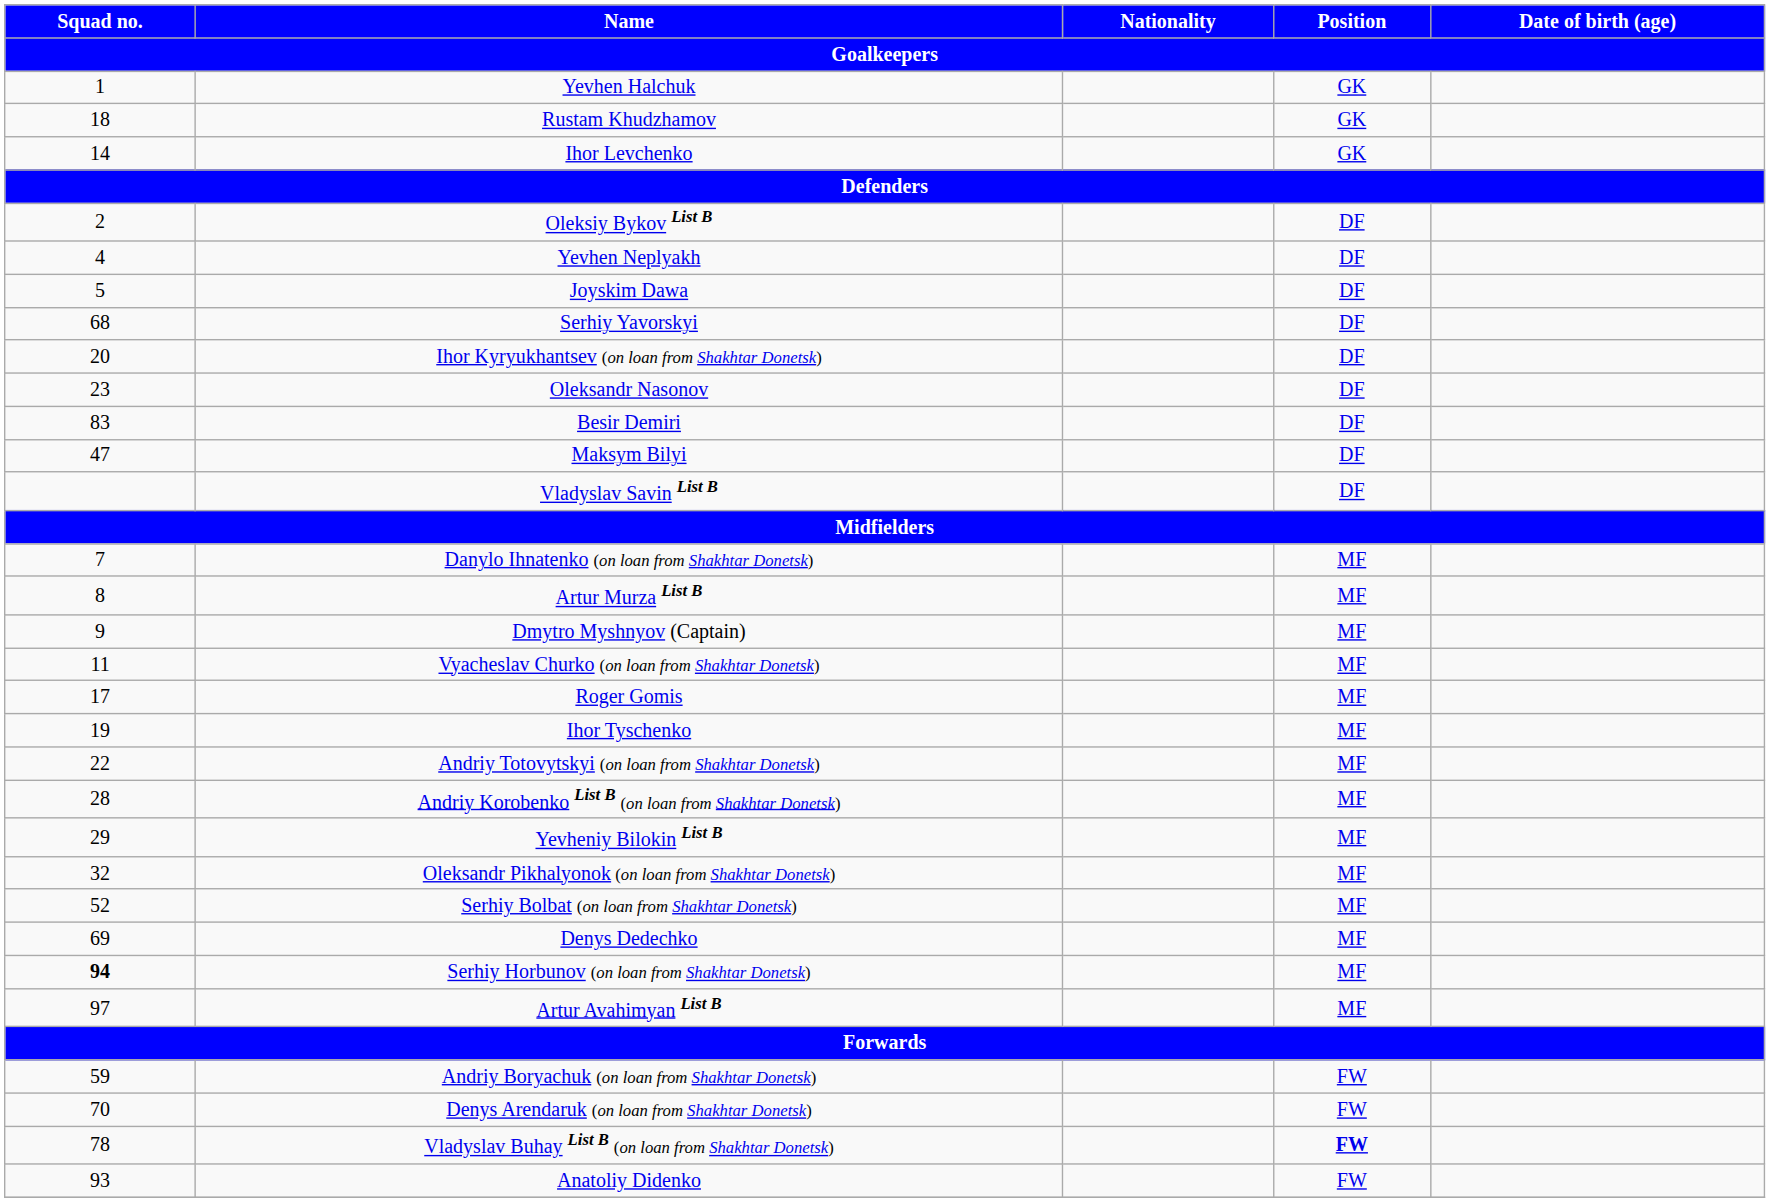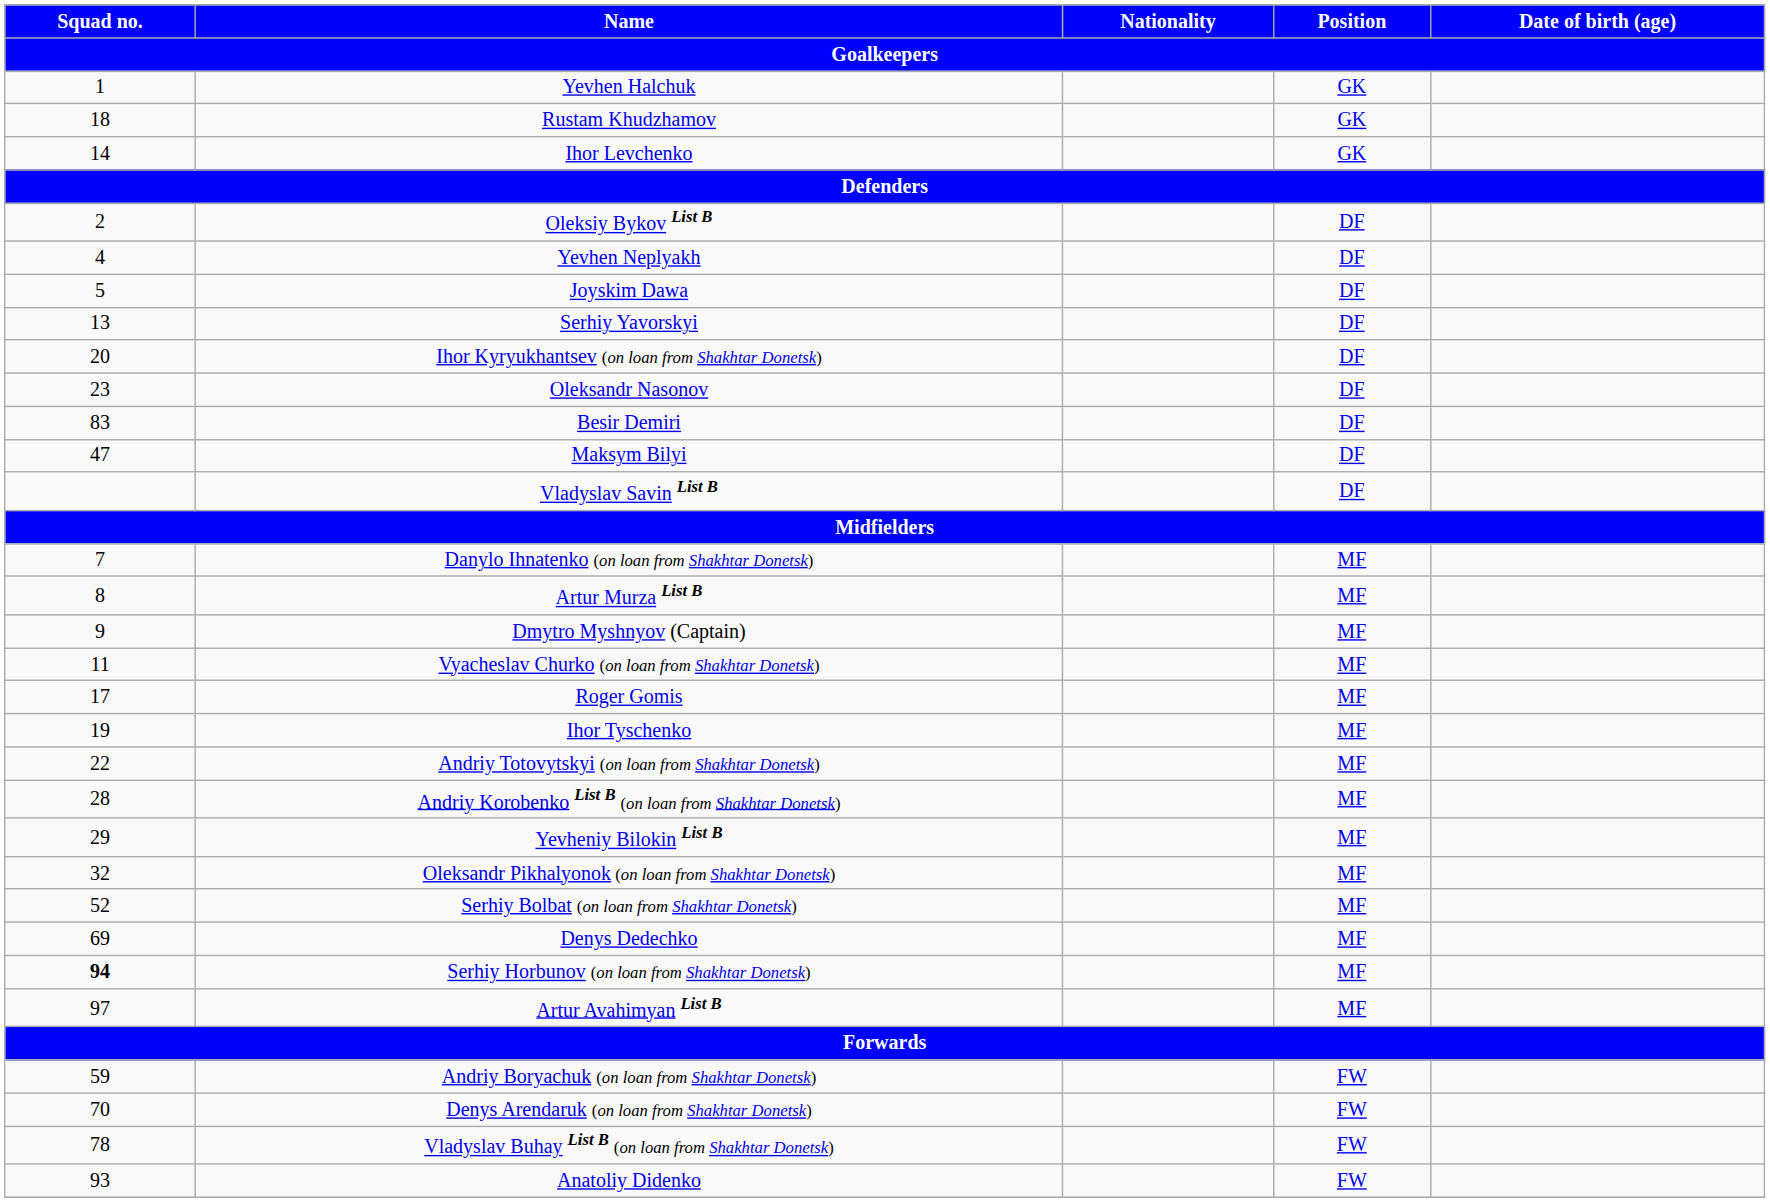(100, 323) 68 -> (100, 323) 13
(1352, 1145) bold -> (1352, 1145) normal
